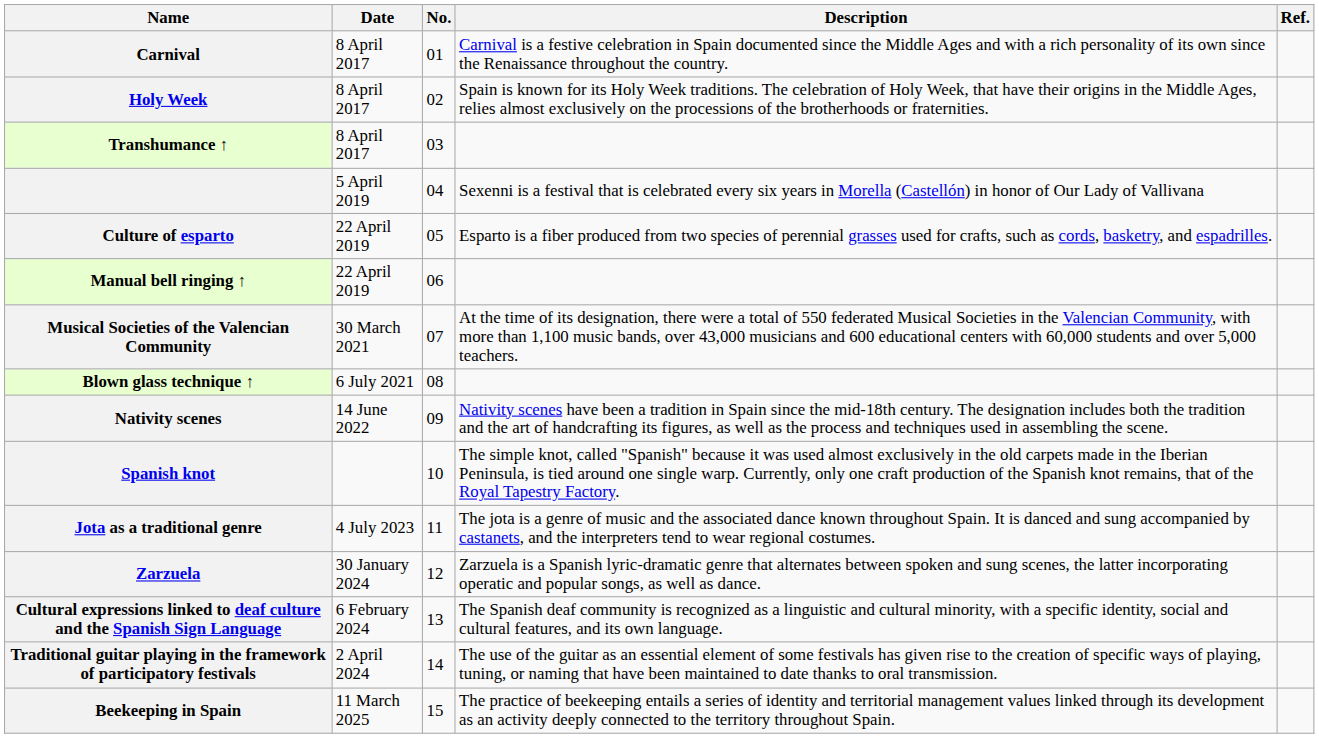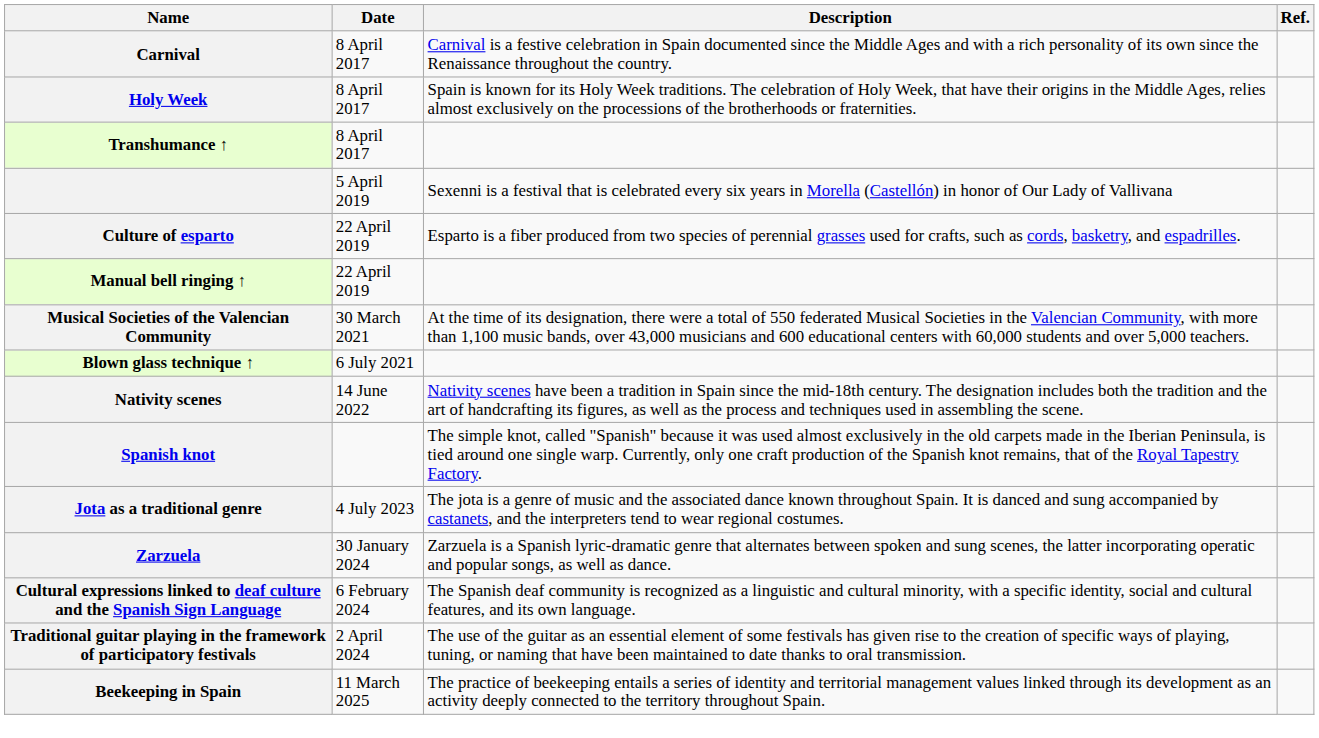- column: (439, 17)
